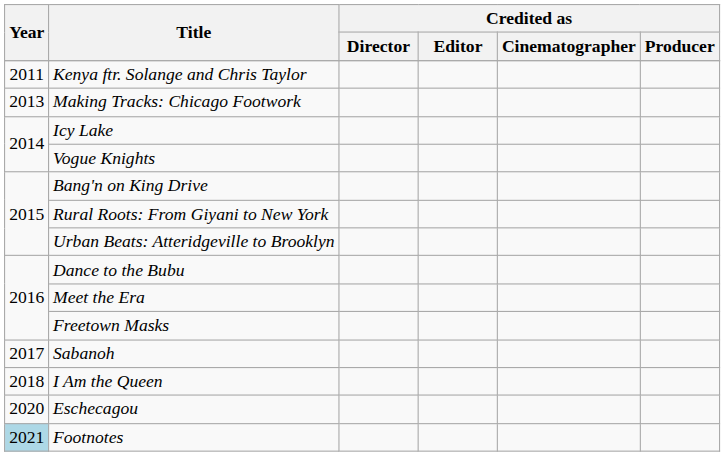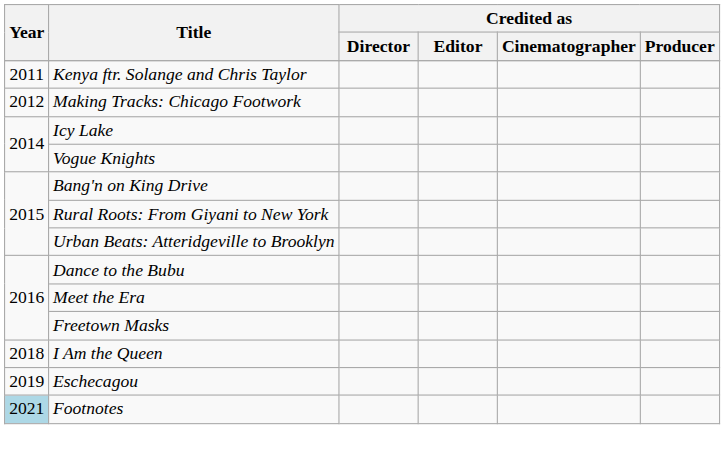(27, 102) 2013 -> (27, 102) 2012
- row: (84, 353)
(27, 409) 2020 -> (27, 381) 2019
